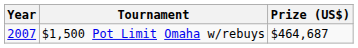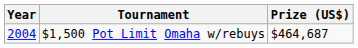(22, 34) 2007 -> (22, 34) 2004
